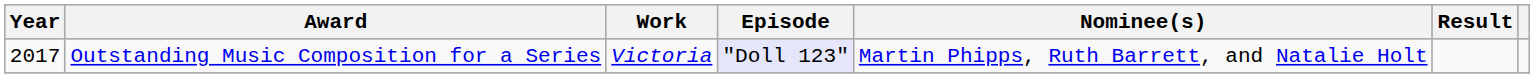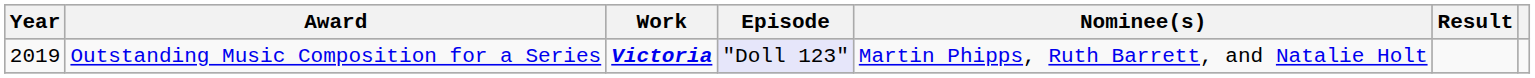(35, 56) 2017 -> (35, 56) 2019
(662, 56) normal -> (662, 56) bold
